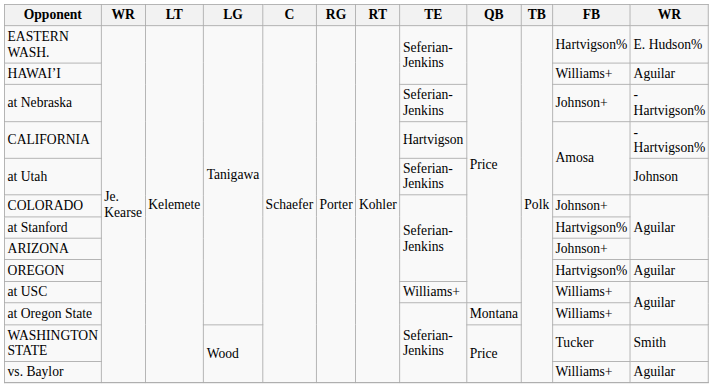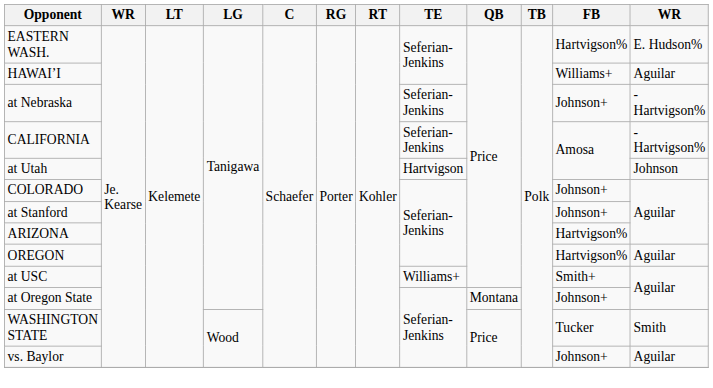(433, 139) Hartvigson -> (428, 139) Seferian-Jenkins
(428, 176) Seferian-Jenkins -> (433, 169) Hartvigson
(591, 227) Hartvigson% -> (582, 212) Johnson+
(582, 249) Johnson+ -> (591, 233) Hartvigson%
(584, 292) Williams+ -> (576, 276) Smith+
(584, 313) Williams+ -> (582, 298) Johnson+
(584, 372) Williams+ -> (582, 356) Johnson+
